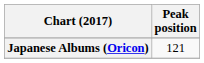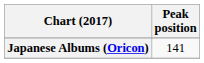(176, 48) 121 -> (176, 48) 141
